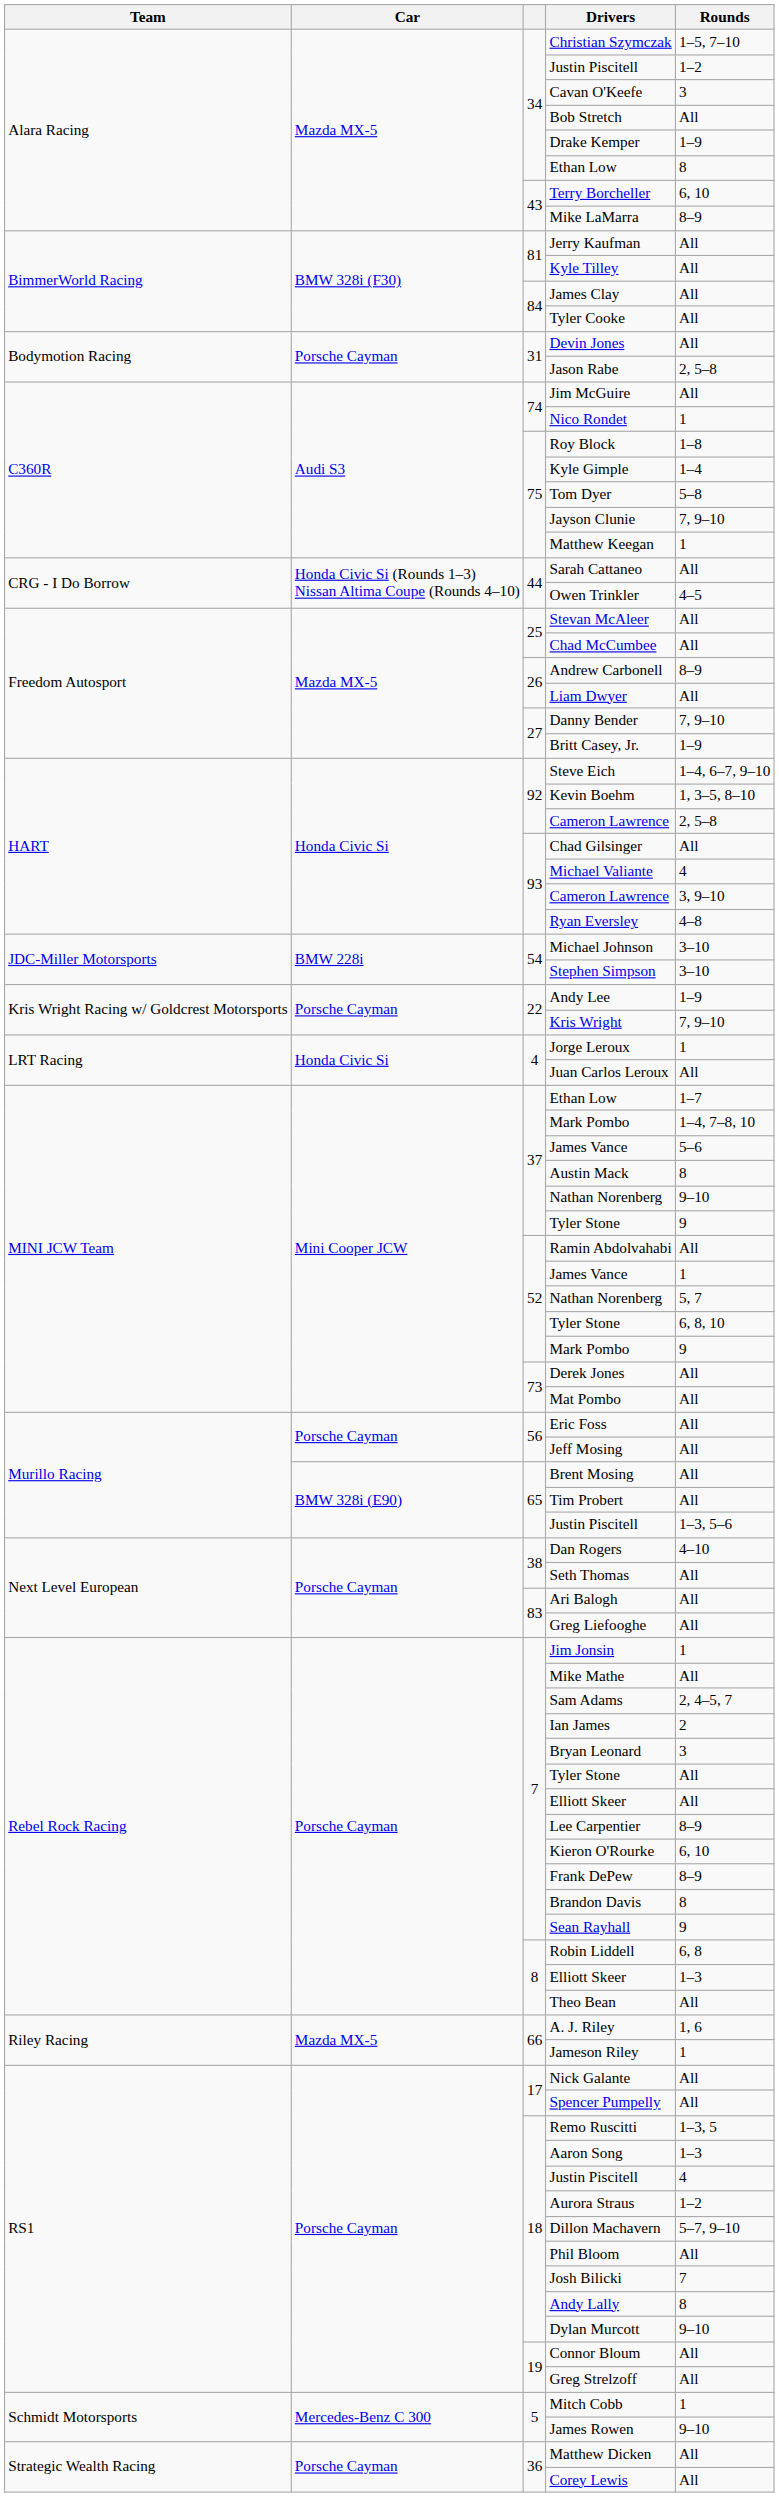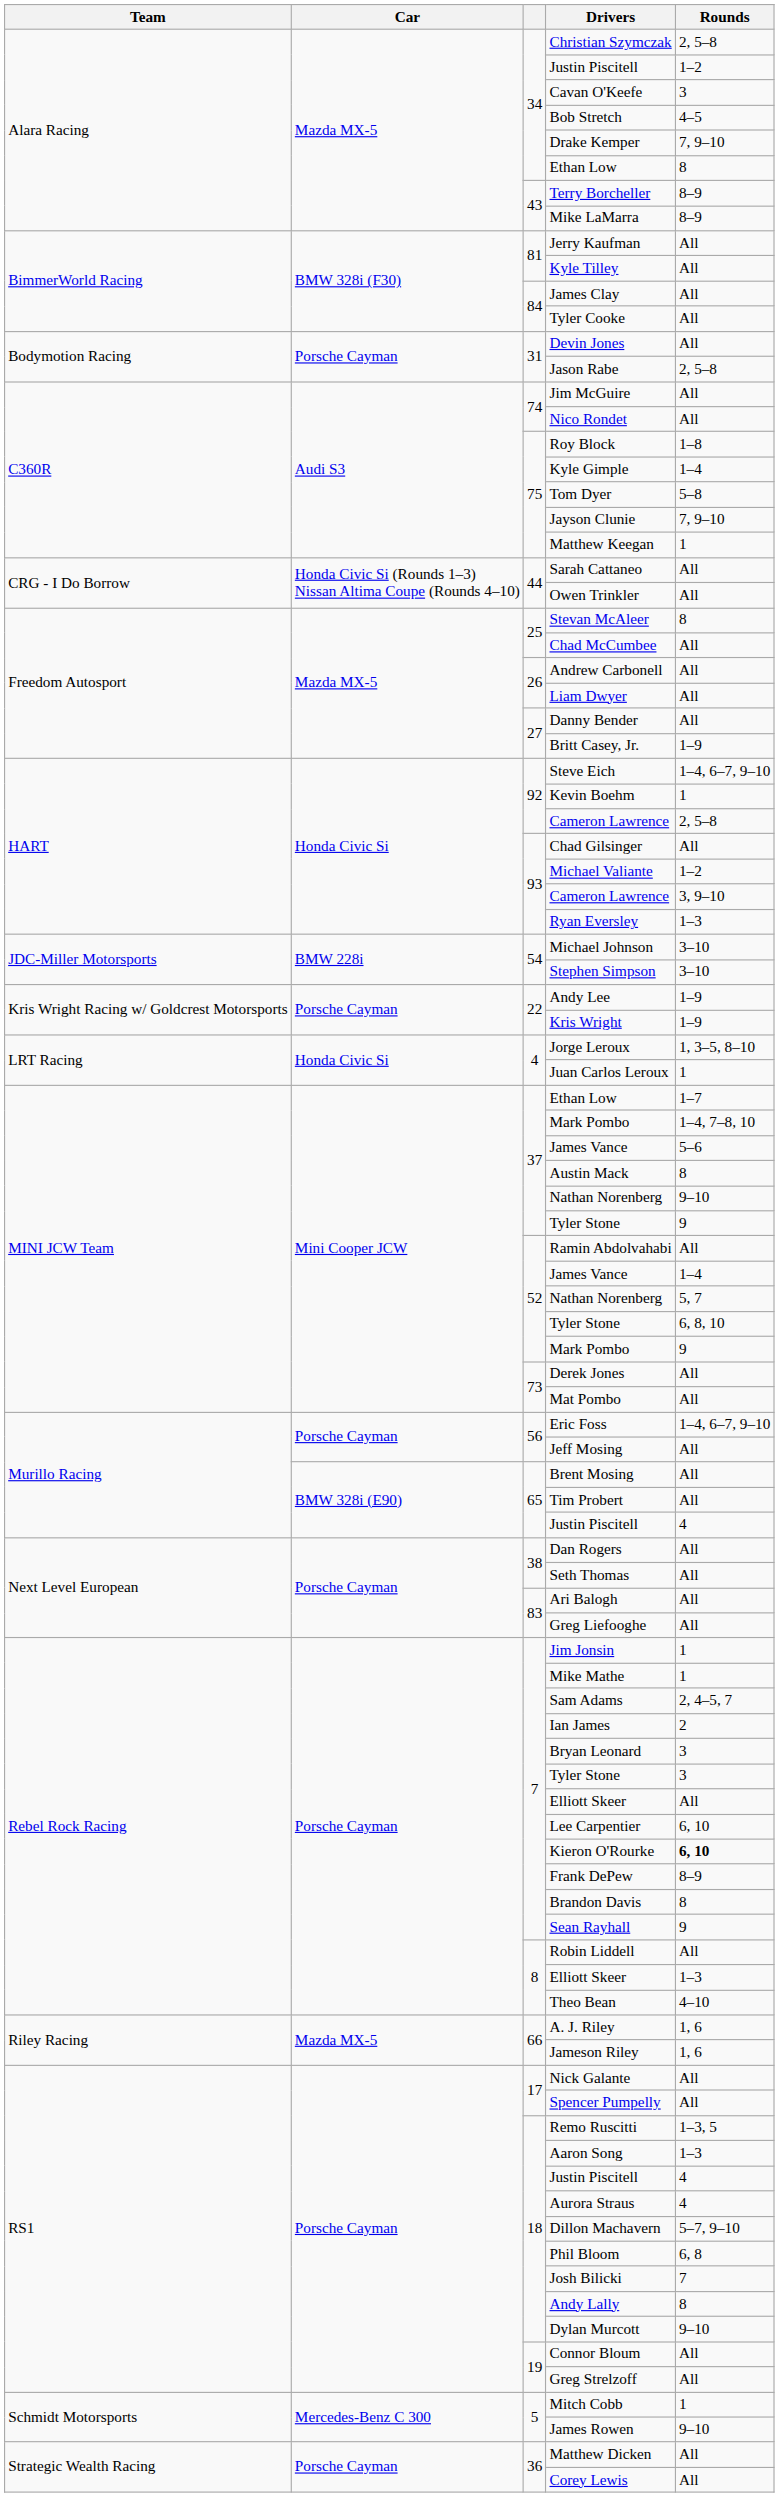(709, 41) 1–5, 7–10 -> (698, 41) 2, 5–8
(689, 117) All -> (690, 117) 4–5
(690, 142) 1–9 -> (702, 142) 7, 9–10
(694, 192) 6, 10 -> (690, 192) 8–9
(683, 418) 1 -> (689, 418) All
(690, 594) 4–5 -> (689, 594) All
(689, 619) All -> (683, 619) 8
(690, 670) 8–9 -> (689, 670) All
(702, 720) 7, 9–10 -> (689, 720) All
(717, 795) 1, 3–5, 8–10 -> (683, 795) 1
(683, 871) 4 -> (690, 871) 1–2
(690, 921) 4–8 -> (690, 921) 1–3
(702, 1021) 7, 9–10 -> (690, 1021) 1–9
(683, 1046) 1 -> (717, 1046) 1, 3–5, 8–10
(689, 1072) All -> (683, 1072) 1
(683, 1273) 1 -> (690, 1273) 1–4
(689, 1423) All -> (725, 1423) 1–4, 6–7, 9–10
(706, 1524) 1–3, 5–6 -> (683, 1524) 4
(694, 1549) 4–10 -> (689, 1549) All
(689, 1675) All -> (683, 1675) 1
(689, 1775) All -> (683, 1775) 3
(690, 1826) 8–9 -> (694, 1826) 6, 10
(694, 1851) normal -> (694, 1851) bold
(690, 1951) 6, 8 -> (689, 1951) All
(689, 2001) All -> (694, 2001) 4–10
(683, 2052) 1 -> (690, 2052) 1, 6
(690, 2202) 1–2 -> (683, 2202) 4
(689, 2253) All -> (690, 2253) 6, 8
